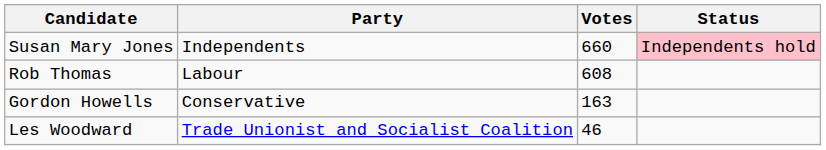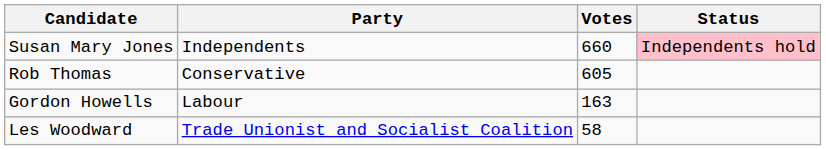(213, 75) Labour -> (243, 75) Conservative
(597, 75) 608 -> (597, 75) 605
(243, 103) Conservative -> (213, 103) Labour
(591, 131) 46 -> (591, 131) 58
